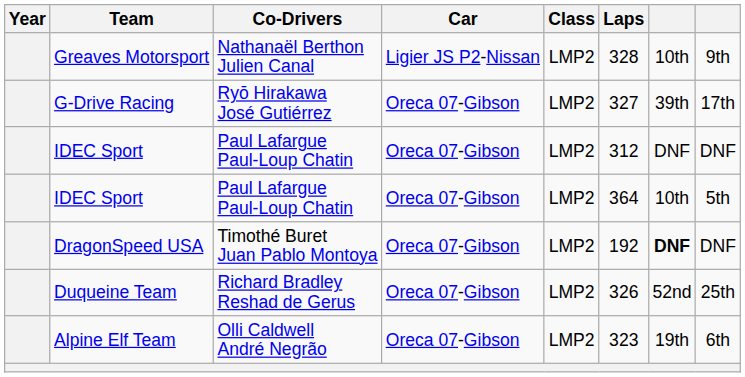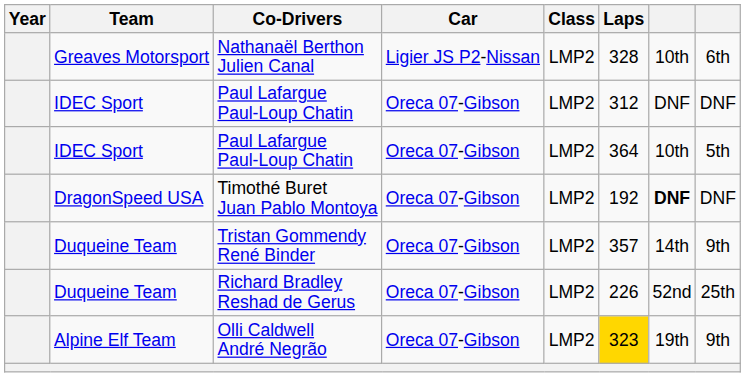(718, 56) 9th -> (718, 56) 6th
- row: (114, 104)
+ row: (115, 245)
(624, 293) 326 -> (624, 293) 226
(624, 340) no background -> (624, 340) gold background
(718, 340) 6th -> (718, 340) 9th
